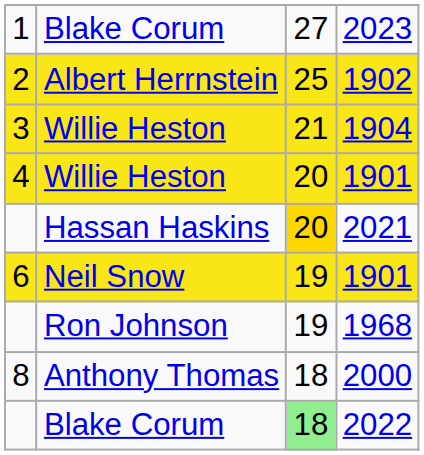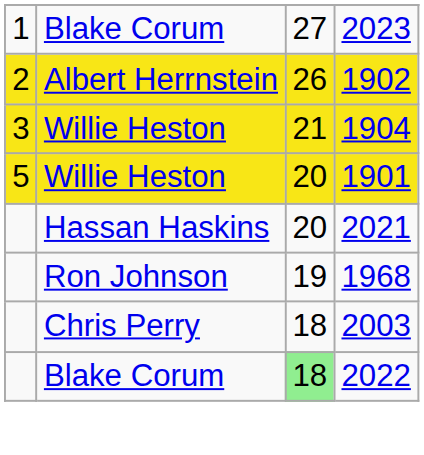(311, 78) 25 -> (310, 78) 26
(21, 177) 4 -> (21, 177) 5
(311, 227) gold background -> (310, 227) no background
- row: (114, 276)
- row: (162, 375)
+ row: (122, 326)
